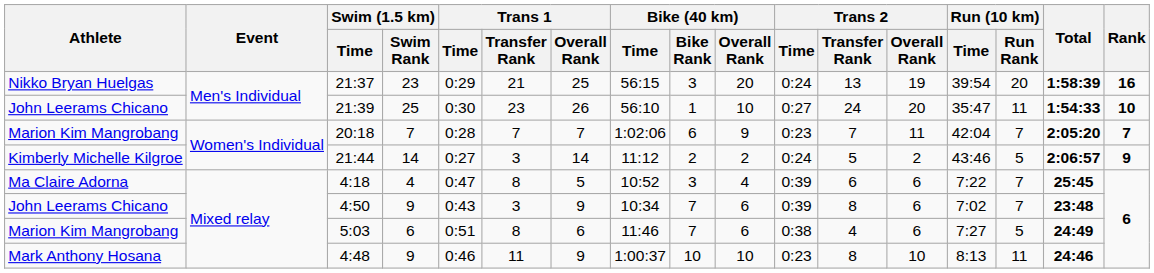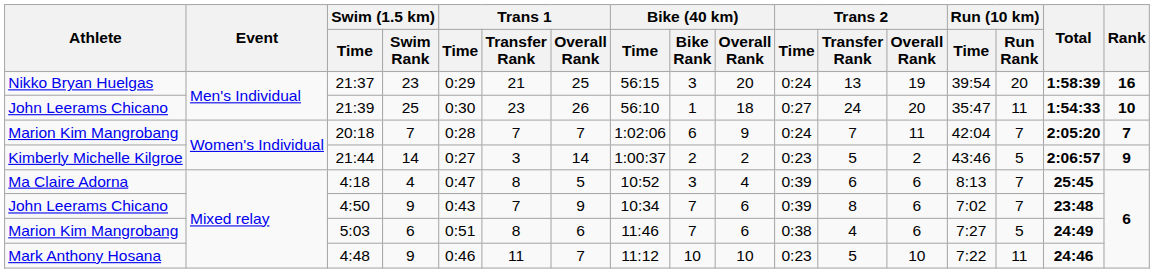(745, 108) 10 -> (745, 108) 18
(797, 133) 0:23 -> (797, 133) 0:24
(640, 157) 11:12 -> (640, 157) 1:00:37
(797, 157) 0:24 -> (797, 157) 0:23
(971, 182) 7:22 -> (971, 182) 8:13
(516, 206) 3 -> (516, 206) 7
(580, 256) 9 -> (580, 256) 7
(640, 256) 1:00:37 -> (640, 256) 11:12
(853, 256) 8 -> (853, 256) 5
(971, 256) 8:13 -> (971, 256) 7:22
